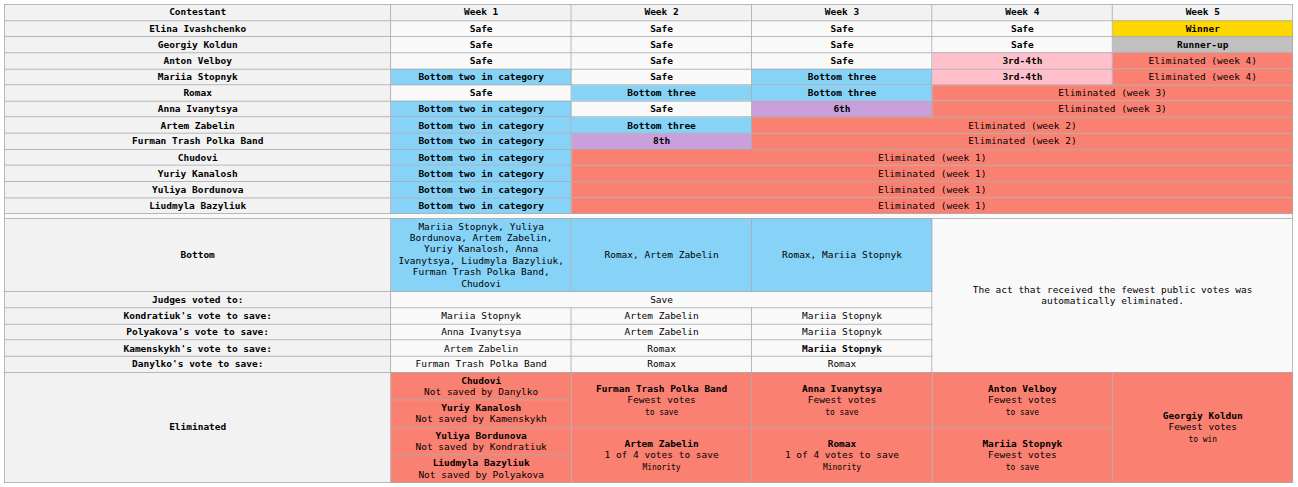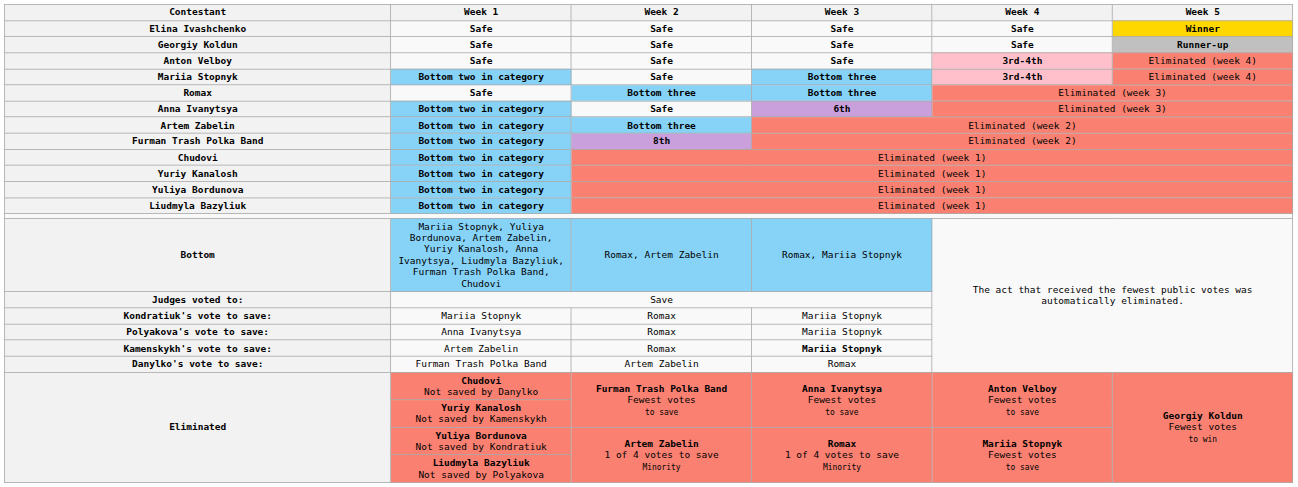(662, 315) Artem Zabelin -> (662, 315) Romax
(662, 332) Artem Zabelin -> (662, 332) Romax
(662, 364) Romax -> (662, 364) Artem Zabelin
